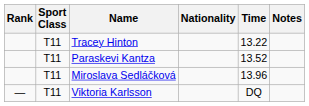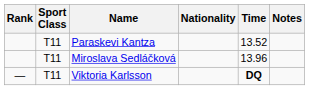- row: (105, 42)
(254, 93) normal -> (254, 76) bold
